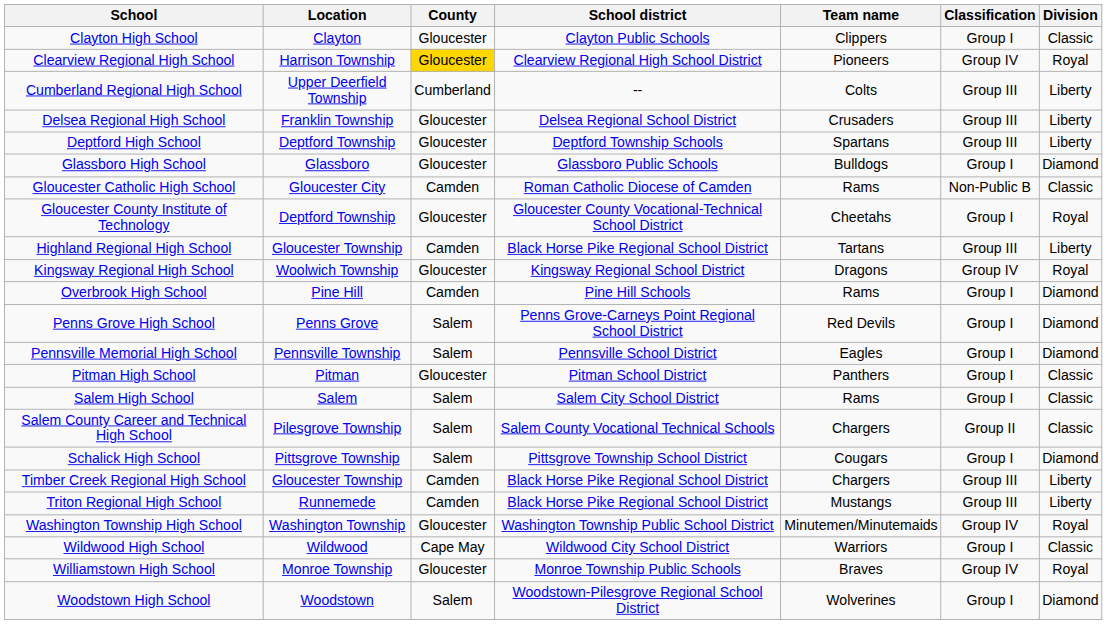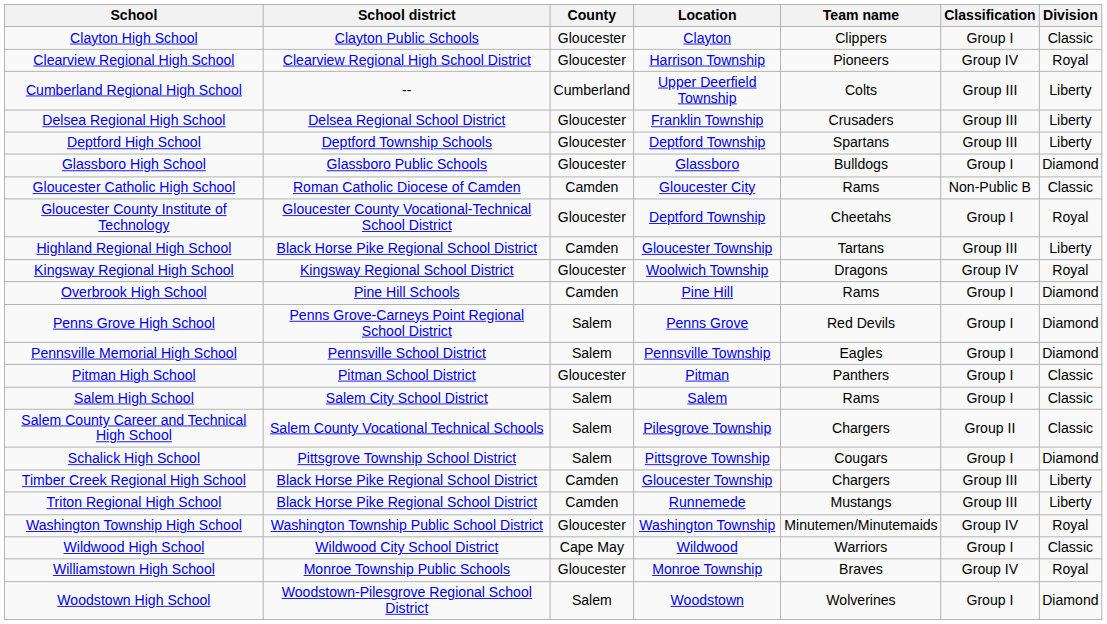columns swapped: (337, 15) <-> (638, 15)
(453, 60) gold background -> (592, 60) no background
